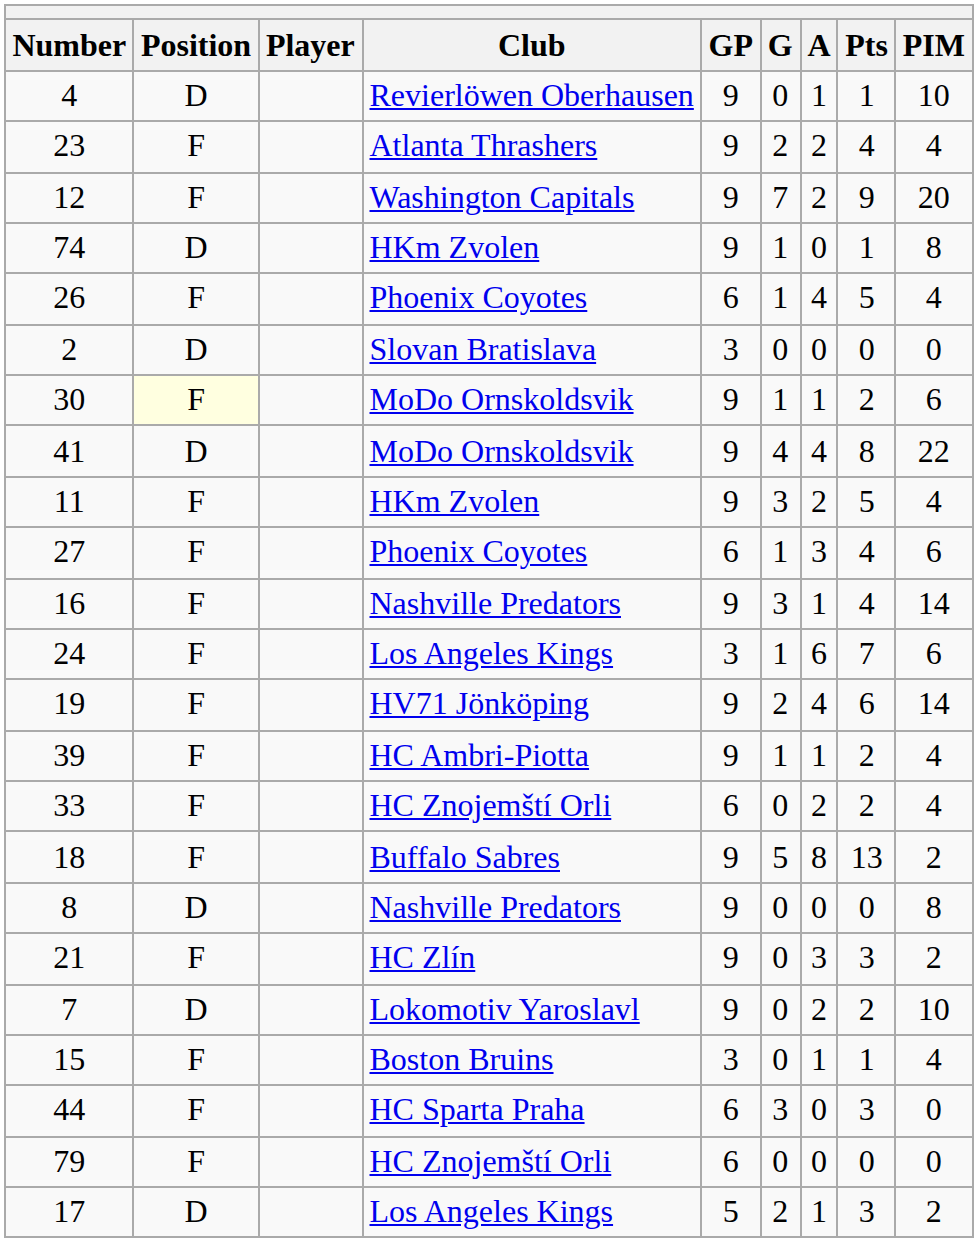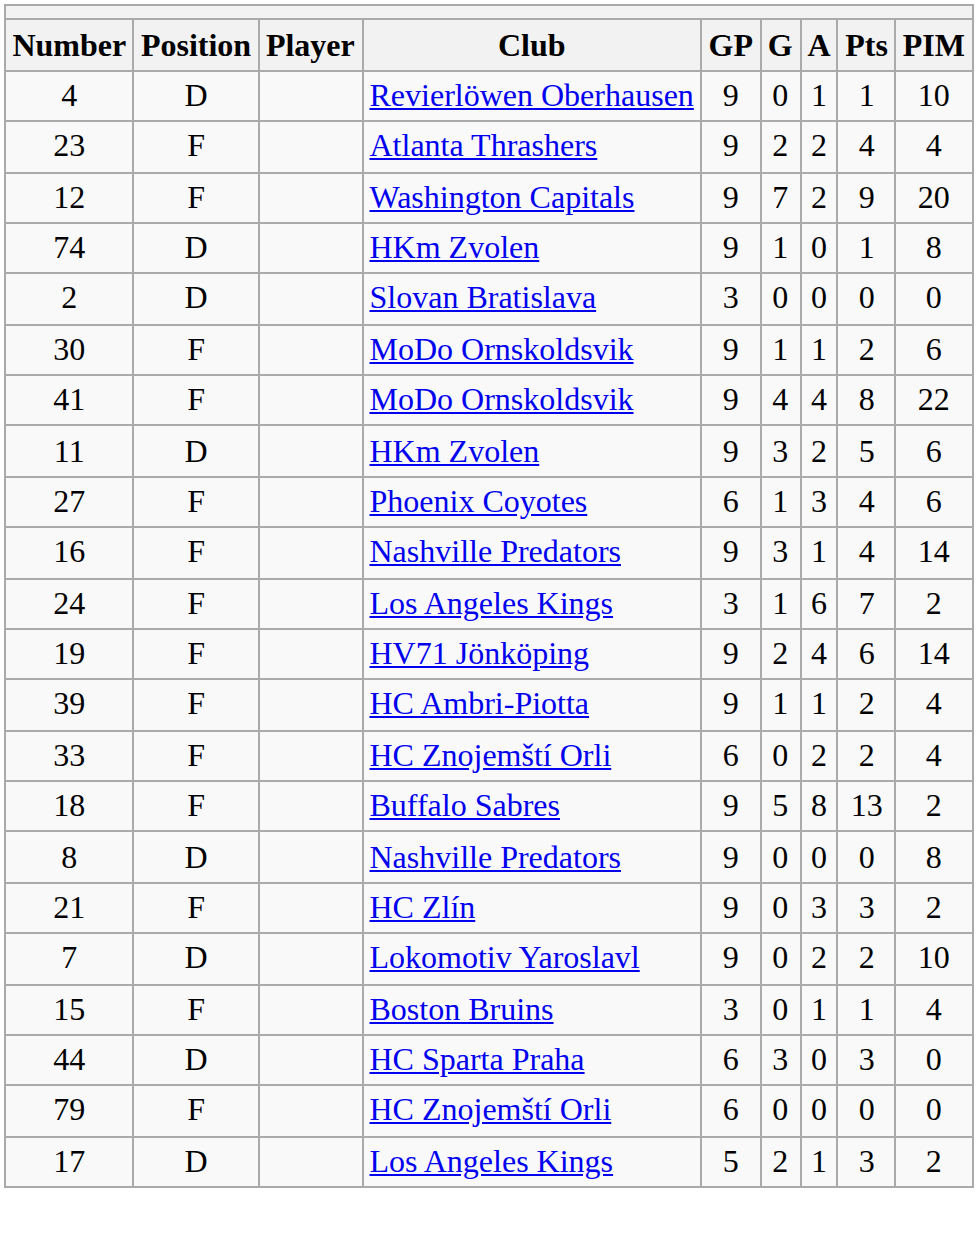- row: (69, 298)
(196, 399) lightyellow background -> (196, 349) no background
(196, 450) D -> (196, 399) F
(196, 501) F -> (196, 450) D
(934, 501) 4 -> (934, 450) 6
(934, 653) 6 -> (934, 602) 2
(196, 1110) F -> (196, 1059) D
